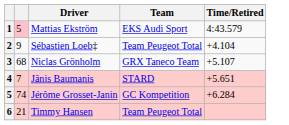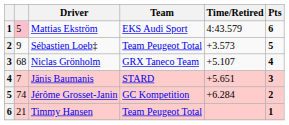+ column: (275, 12)
(221, 46) +4.104 -> (221, 46) +3.573
